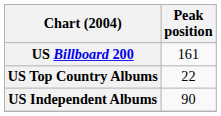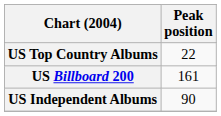rows swapped: (83, 54) <-> (83, 76)
